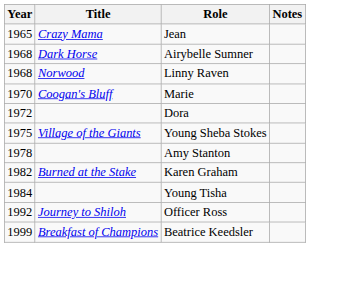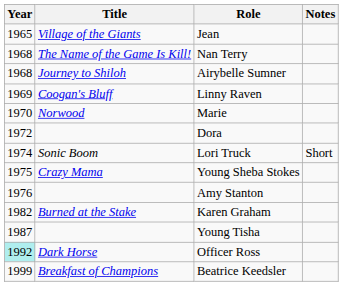(70, 34) Crazy Mama -> (89, 34) Village of the Giants
+ row: (222, 53)
(68, 53) Dark Horse -> (82, 73) Journey to Shiloh
(20, 73) 1968 -> (20, 93) 1969
(61, 73) Norwood -> (75, 93) Coogan's Bluff
(75, 93) Coogan's Bluff -> (61, 113) Norwood
+ row: (224, 152)
(89, 133) Village of the Giants -> (70, 172) Crazy Mama
(20, 152) 1978 -> (20, 192) 1976
(20, 192) 1984 -> (20, 232) 1987
(20, 212) no background -> (20, 251) paleturquoise background
(82, 212) Journey to Shiloh -> (68, 251) Dark Horse
